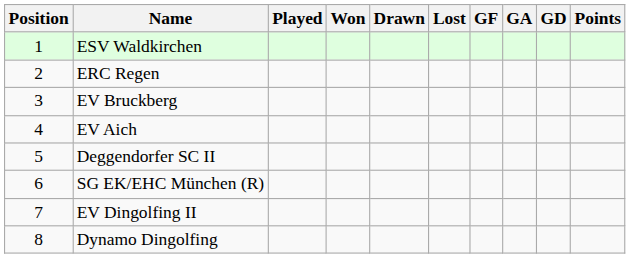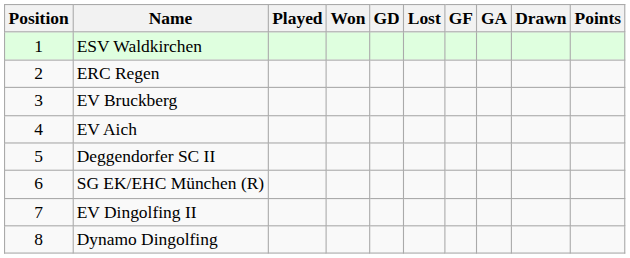columns swapped: (399, 18) <-> (553, 18)
